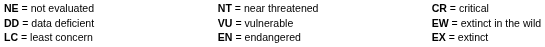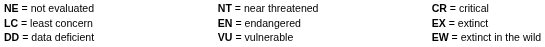rows swapped: (49, 23) <-> (48, 38)
